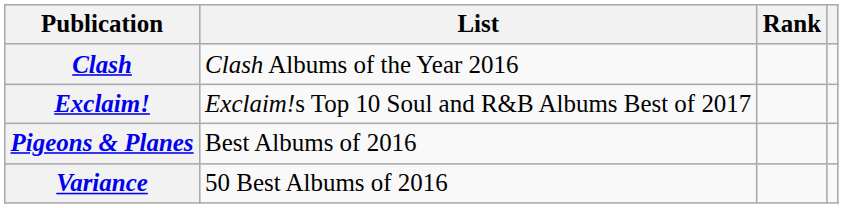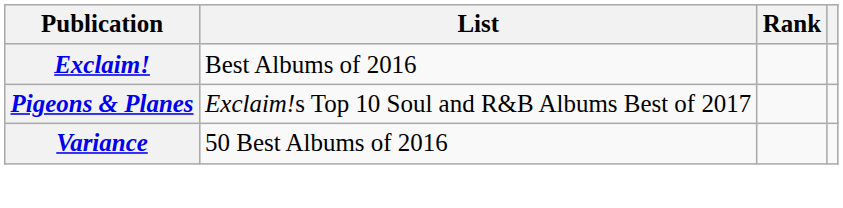- row: (102, 63)
(478, 103) Exclaim!s Top 10 Soul and R&B Albums Best of 2017 -> (311, 63) Best Albums of 2016
(311, 143) Best Albums of 2016 -> (478, 103) Exclaim!s Top 10 Soul and R&B Albums Best of 2017
